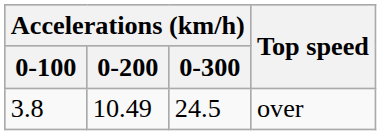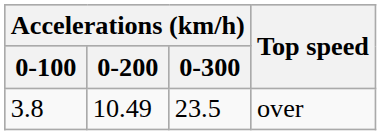(198, 108) 24.5 -> (198, 108) 23.5
